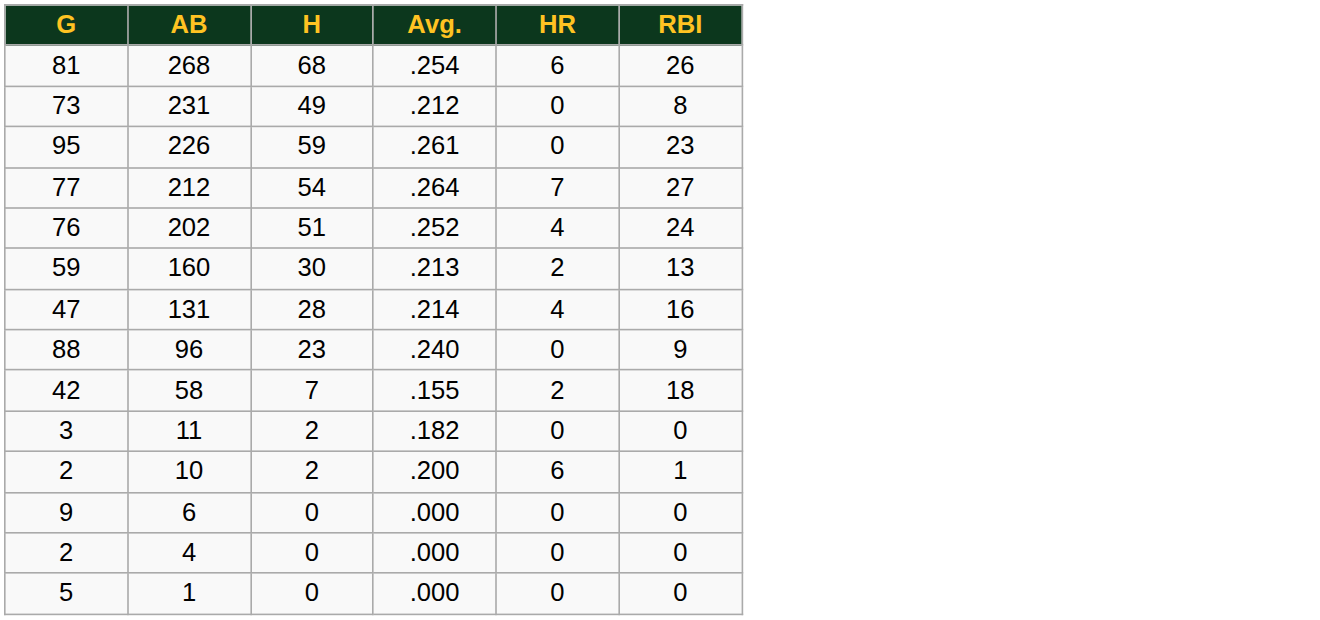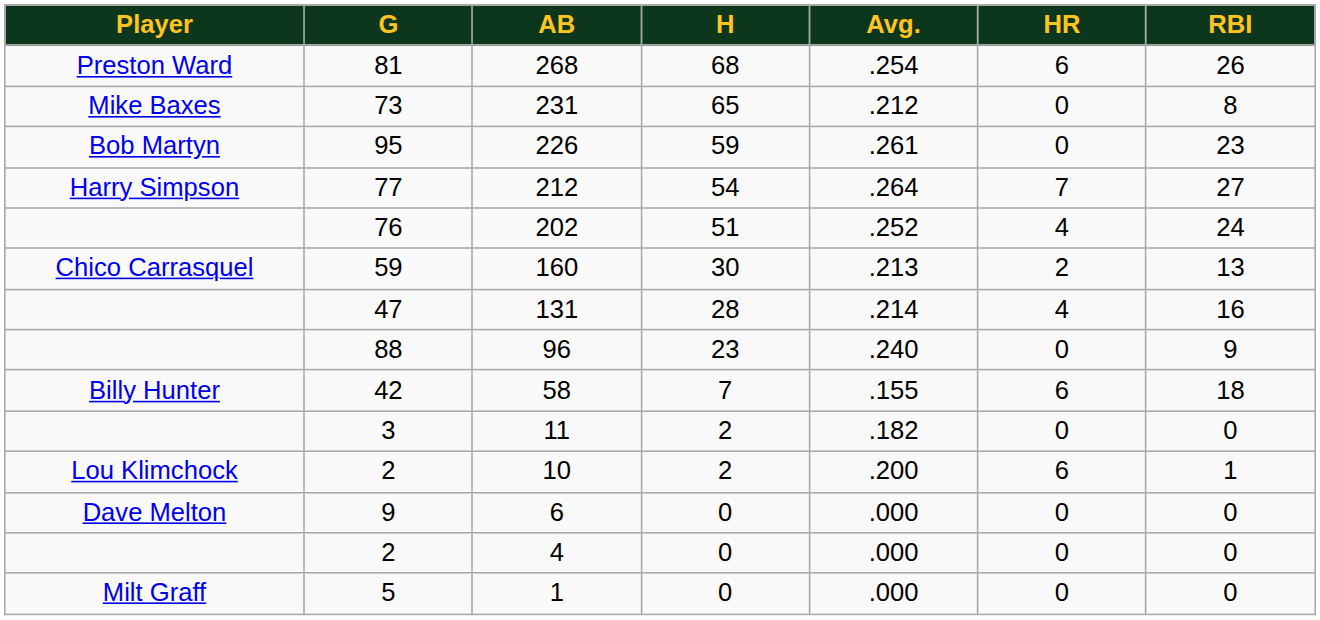+ column: (154, 24)
(312, 106) 49 -> (725, 106) 65
(557, 390) 2 -> (1062, 390) 6
